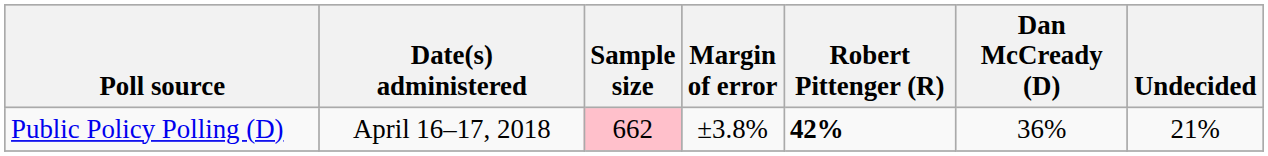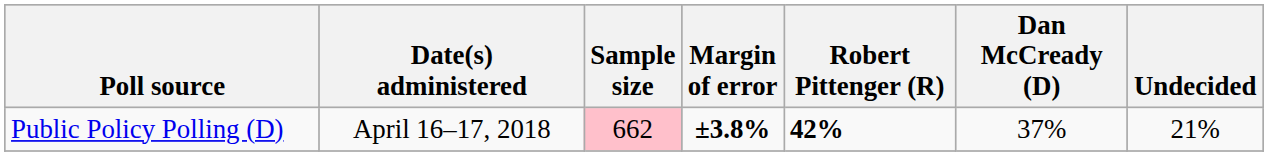(733, 128) normal -> (733, 128) bold
(1042, 128) 36% -> (1042, 128) 37%
